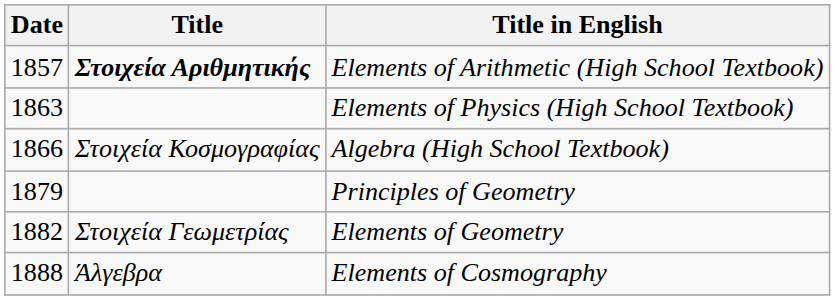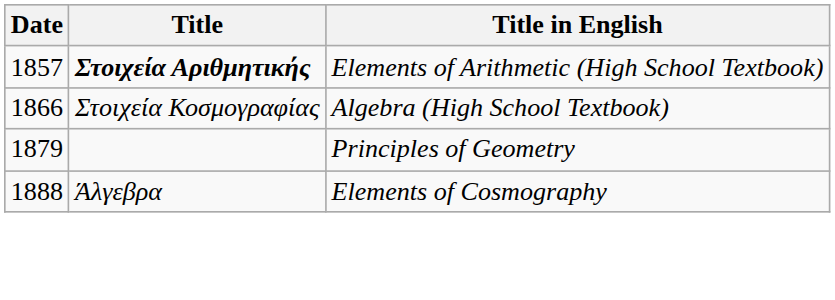- row: (563, 107)
- row: (447, 231)
